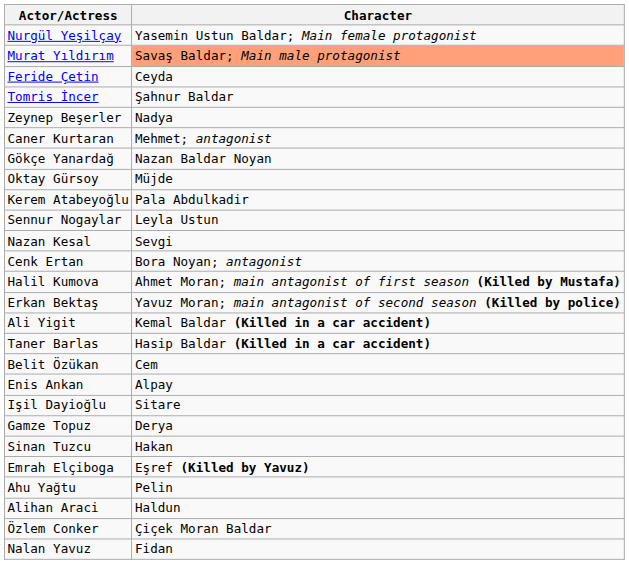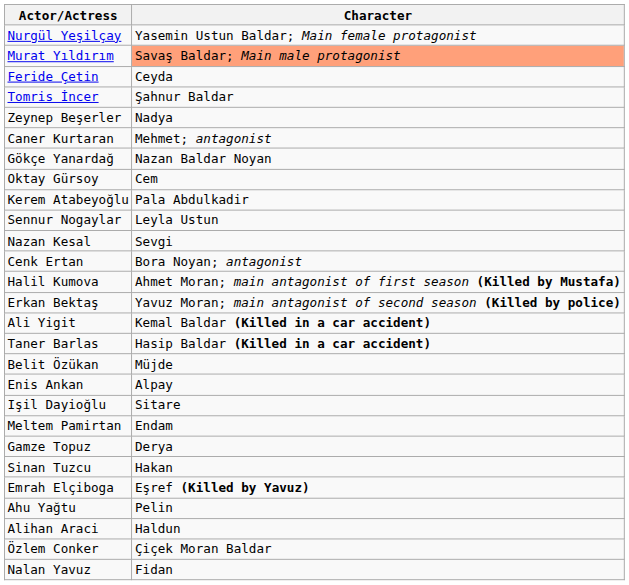(154, 179) Müjde -> (146, 179) Cem
(146, 364) Cem -> (154, 364) Müjde
+ row: (64, 426)
